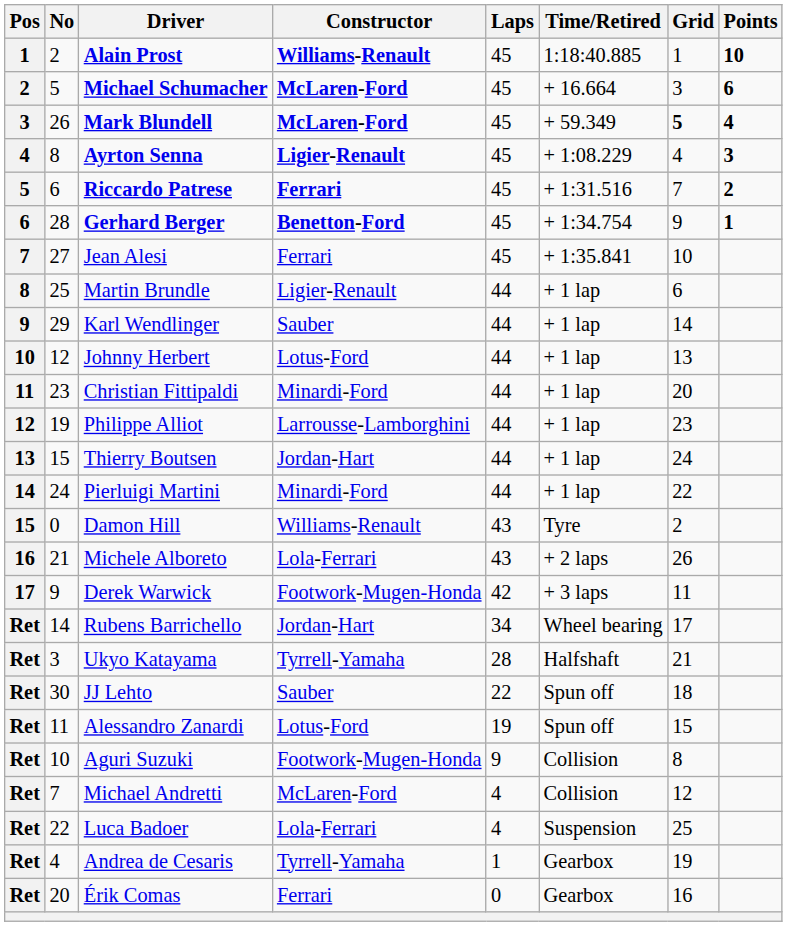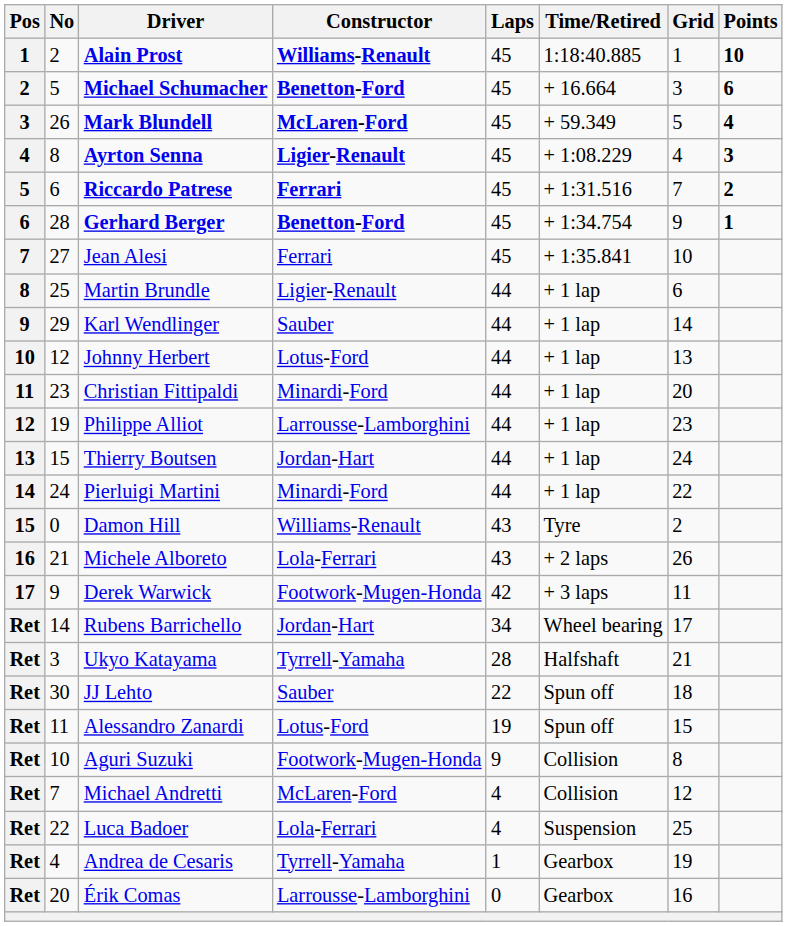(342, 88) McLaren-Ford -> (341, 88) Benetton-Ford
(677, 122) bold -> (677, 122) normal
(305, 894) Ferrari -> (373, 894) Larrousse-Lamborghini
